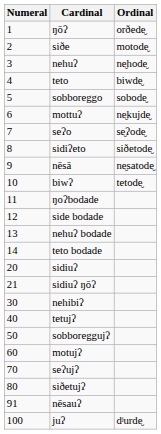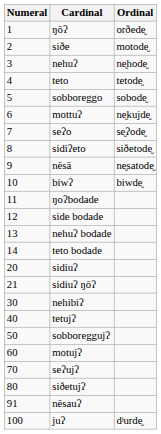(130, 81) biwde̮ -> (130, 81) tetode̮
(130, 183) tetode̮ -> (130, 183) biwde̮
